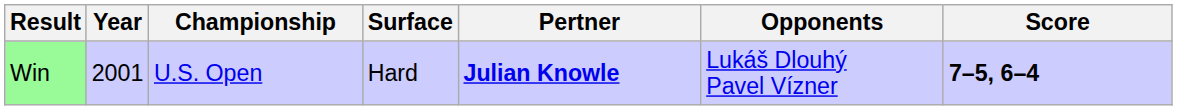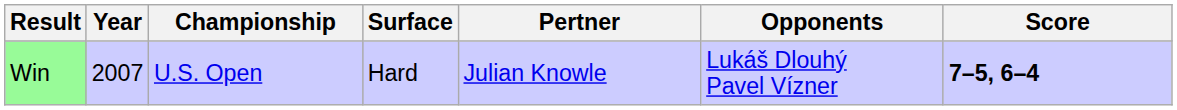(117, 72) 2001 -> (117, 72) 2007
(541, 72) bold -> (535, 72) normal
